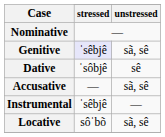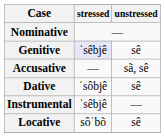(136, 50) sã, sê -> (136, 50) sê
rows swapped: (39, 68) <-> (39, 86)
(136, 123) sã, sê -> (136, 123) sê
